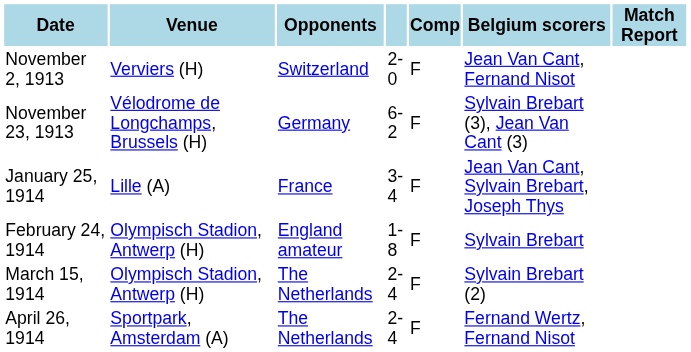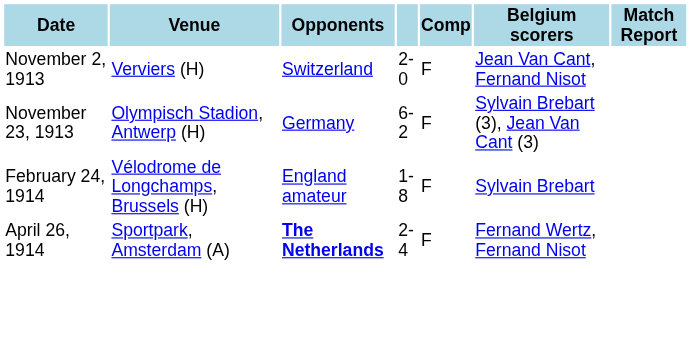(165, 122) Vélodrome de Longchamps, Brussels (H) -> (187, 122) Olympisch Stadion, Antwerp (H)
- row: (51, 186)
(186, 240) Olympisch Stadion, Antwerp (H) -> (166, 186) Vélodrome de Longchamps, Brussels (H)
- row: (44, 284)
(325, 328) normal -> (333, 240) bold
